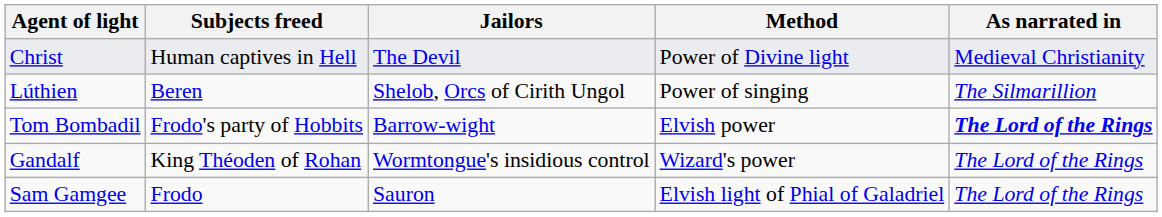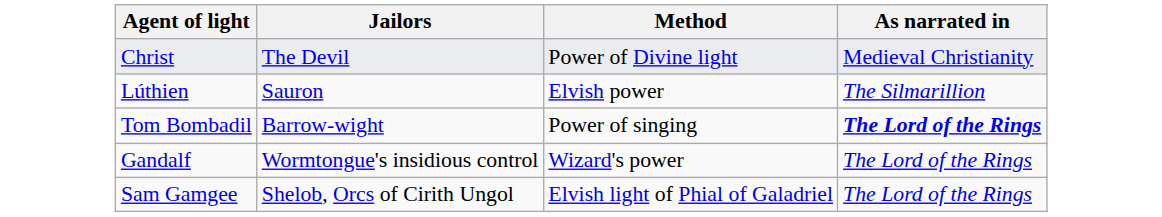- column: (257, 21)
(499, 90) Shelob, Orcs of Cirith Ungol -> (293, 90) Sauron
(734, 90) Power of singing -> (606, 90) Elvish power
(717, 125) Elvish power -> (623, 125) Power of singing
(404, 194) Sauron -> (388, 194) Shelob, Orcs of Cirith Ungol
